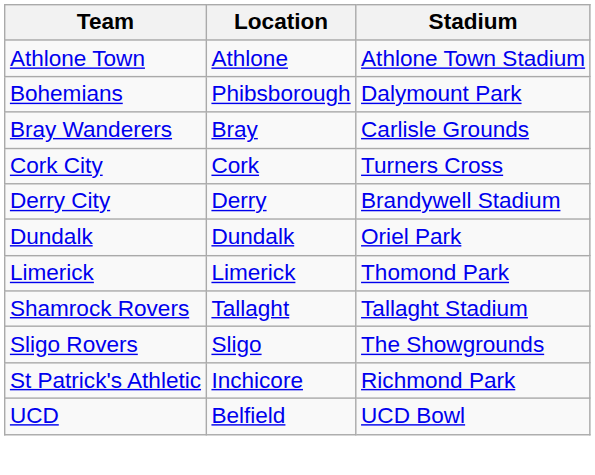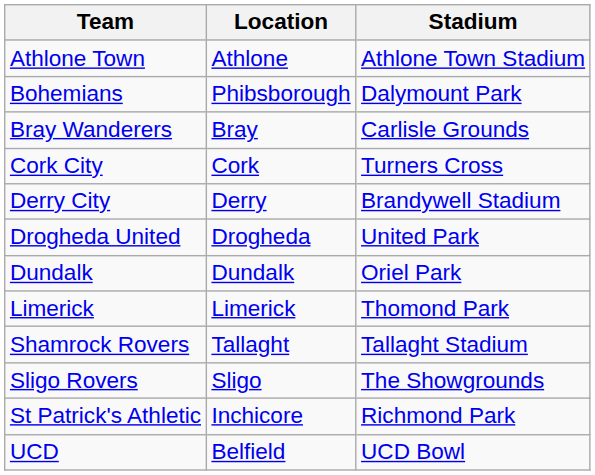+ row: (95, 237)
